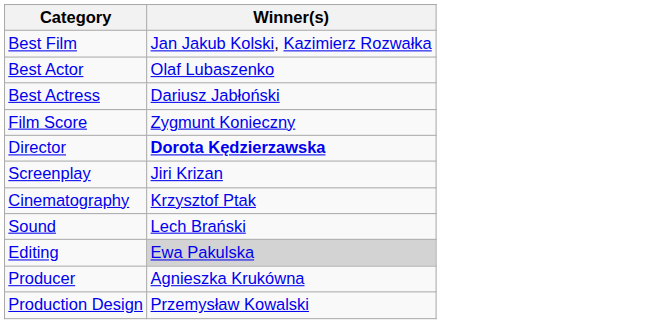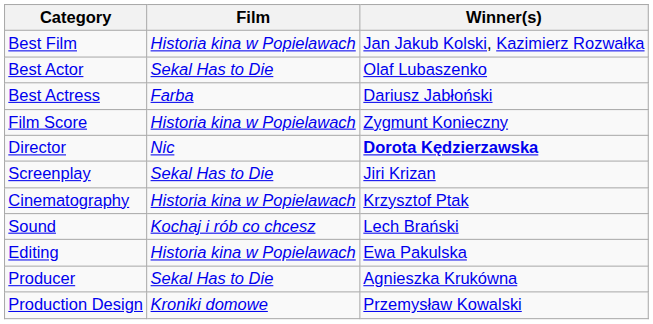+ column: (253, 17)
(202, 252) lightgrey background -> (415, 252) no background
